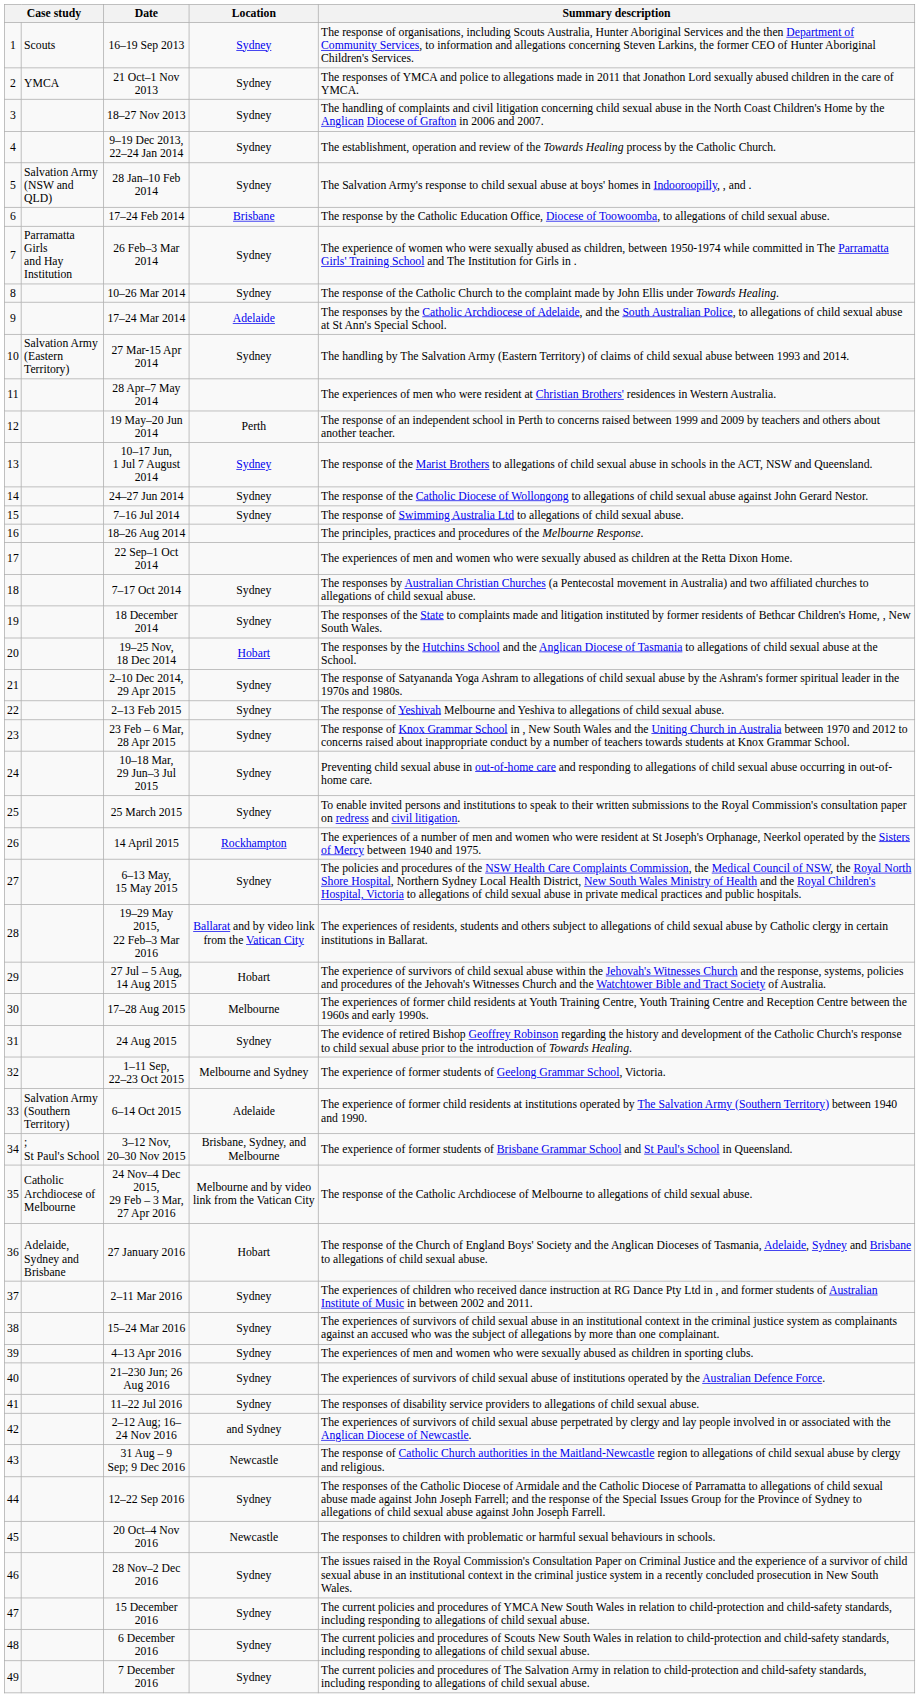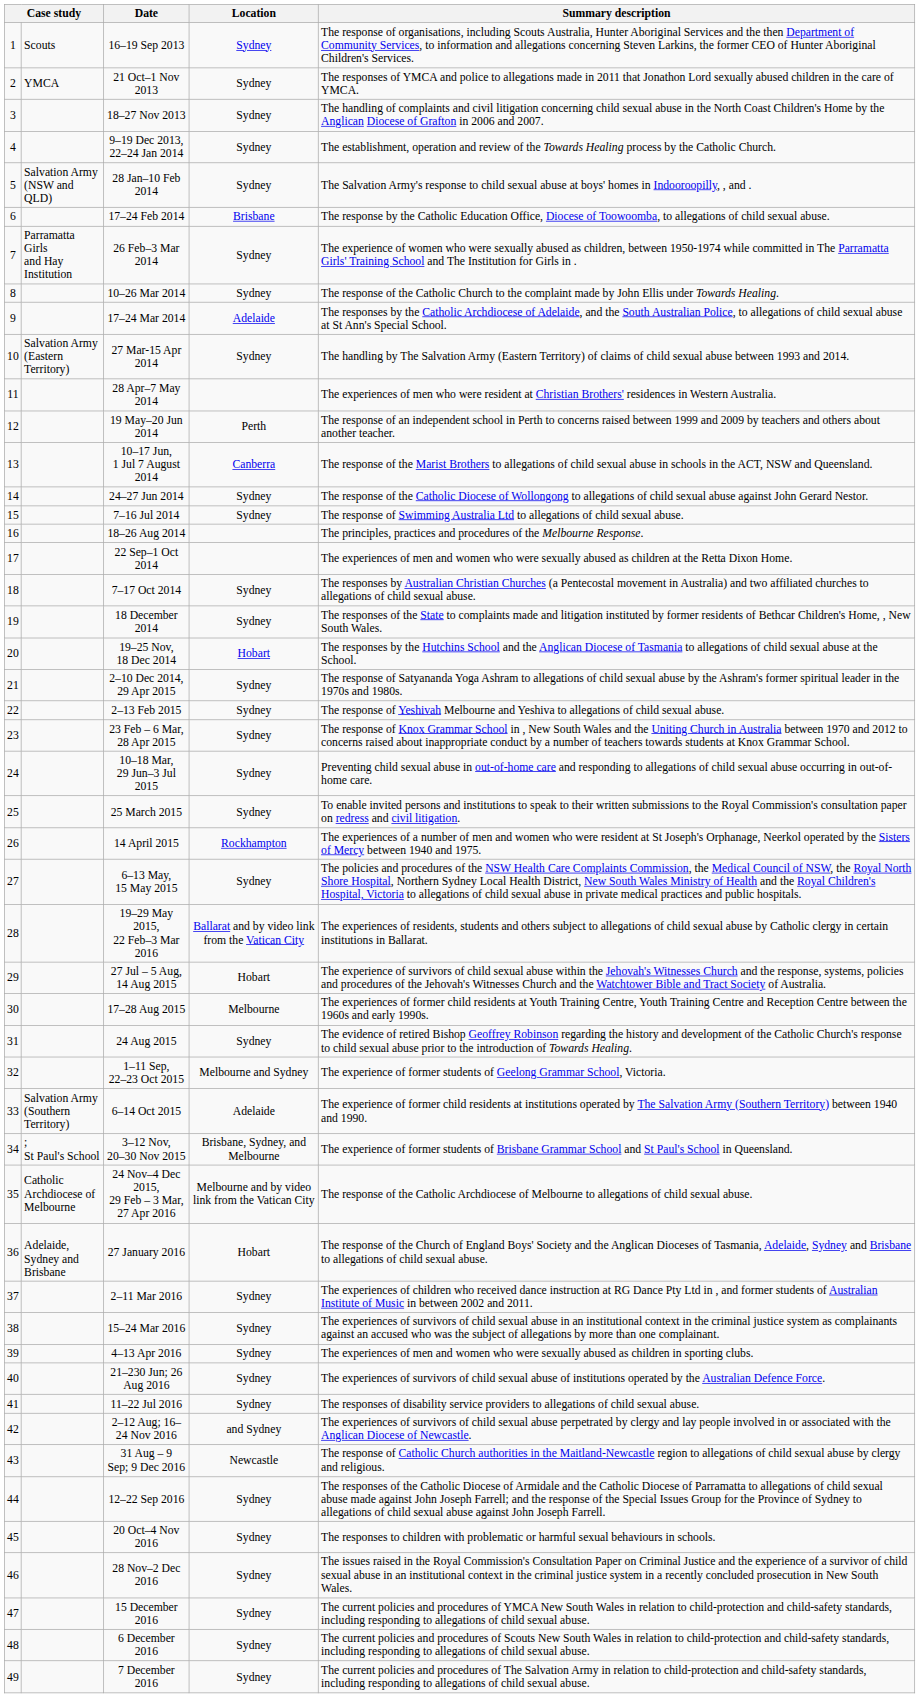(254, 464) Sydney -> (254, 464) Canberra
(254, 1537) Newcastle -> (254, 1537) Sydney
